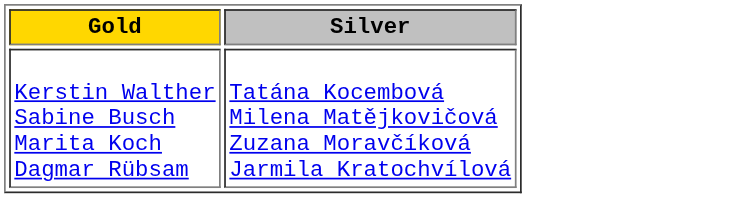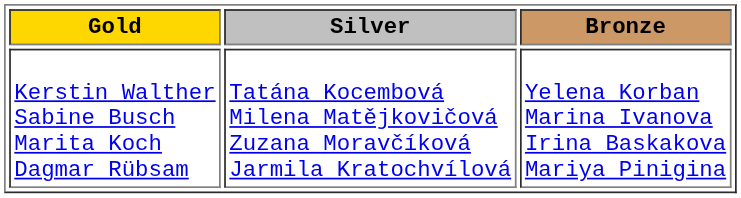+ column: (626, 27)
